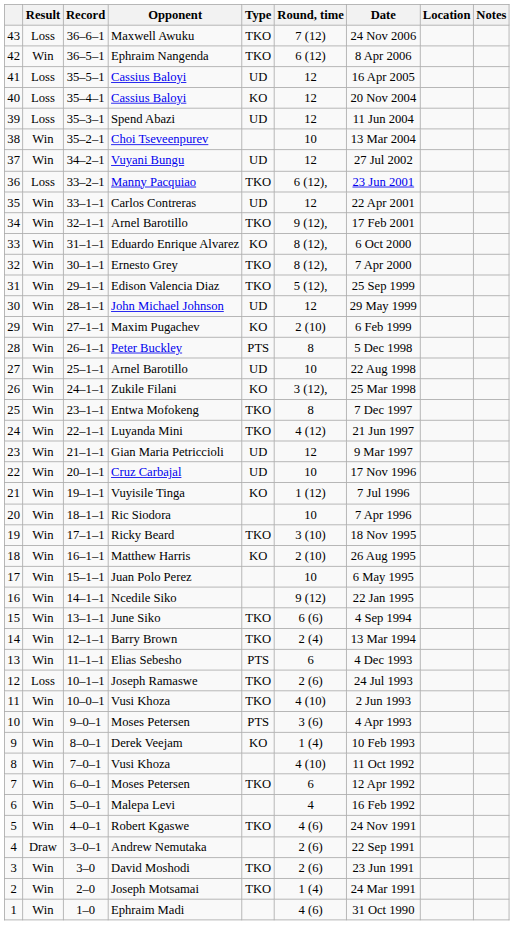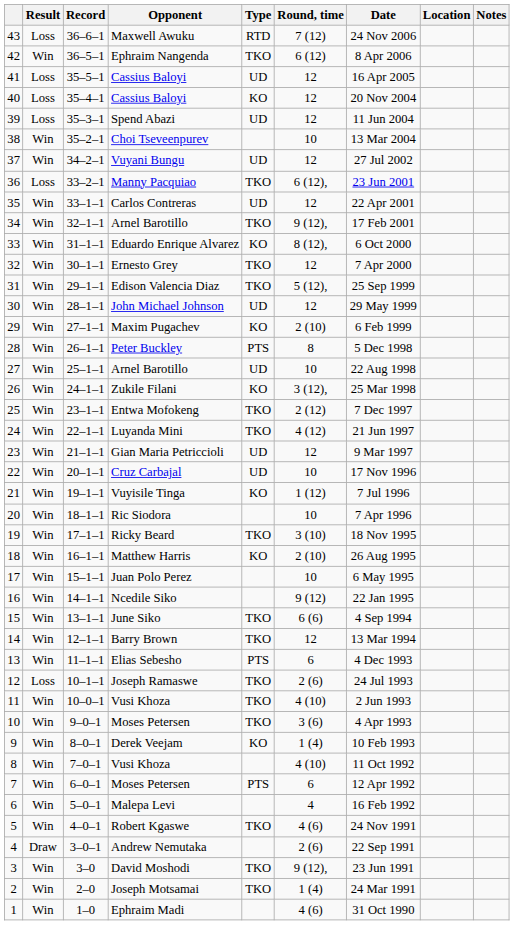(258, 35) TKO -> (258, 35) RTD
(311, 264) 8 (12), -> (311, 264) 12
(311, 410) 8 -> (311, 410) 2 (12)
(311, 639) 2 (4) -> (311, 639) 12
(258, 722) PTS -> (258, 722) TKO
(258, 784) TKO -> (258, 784) PTS
(311, 867) 2 (6) -> (311, 867) 9 (12),
